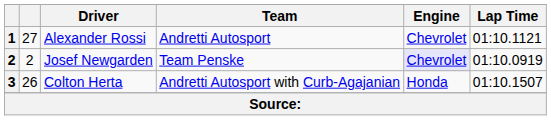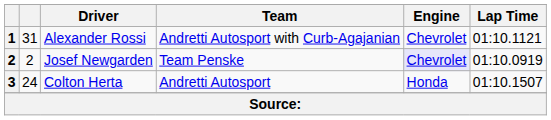(30, 38) 27 -> (30, 38) 31
(215, 38) Andretti Autosport -> (280, 38) Andretti Autosport with Curb-Agajanian
(30, 82) 26 -> (30, 82) 24
(280, 82) Andretti Autosport with Curb-Agajanian -> (215, 82) Andretti Autosport
